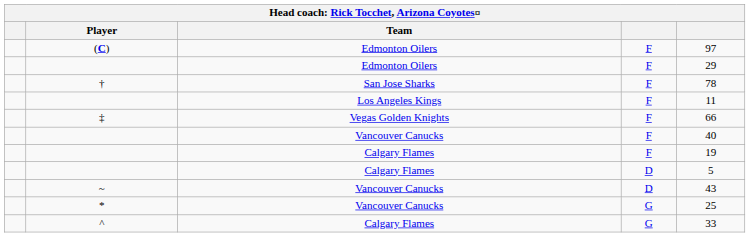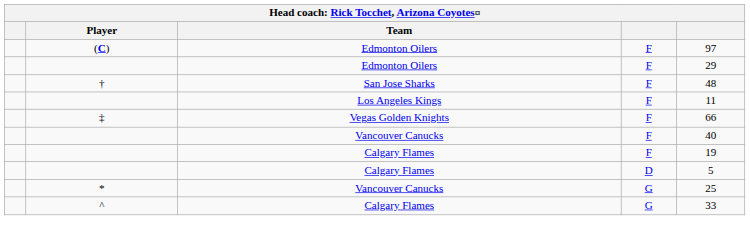(711, 83) 78 -> (711, 83) 48
- row: (102, 188)
